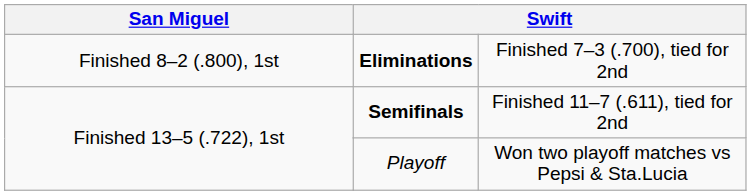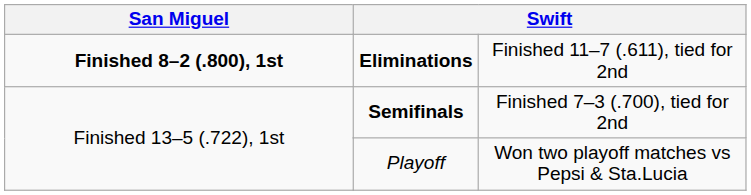(179, 60) normal -> (179, 60) bold
(612, 60) Finished 7–3 (.700), tied for 2nd -> (612, 60) Finished 11–7 (.611), tied for 2nd
(612, 112) Finished 11–7 (.611), tied for 2nd -> (612, 112) Finished 7–3 (.700), tied for 2nd
